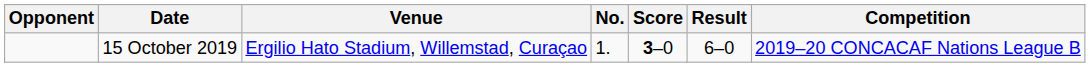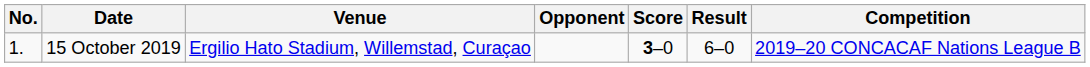columns swapped: (610, 18) <-> (51, 18)
